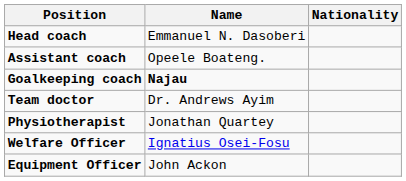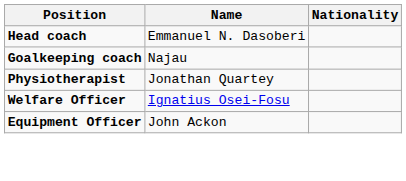- row: (67, 58)
(168, 79) bold -> (168, 58) normal
- row: (51, 101)
